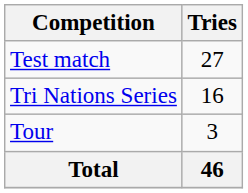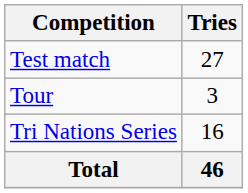rows swapped: (93, 95) <-> (32, 132)
